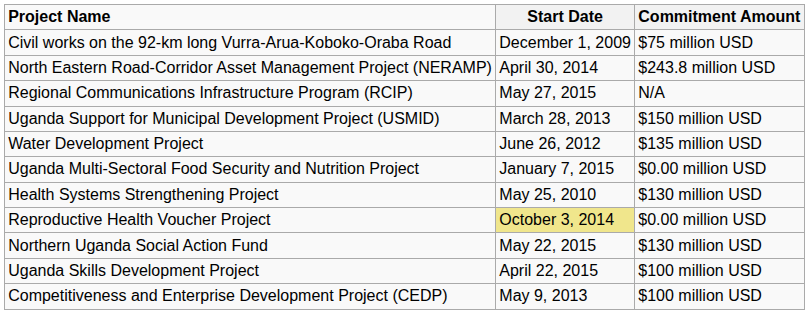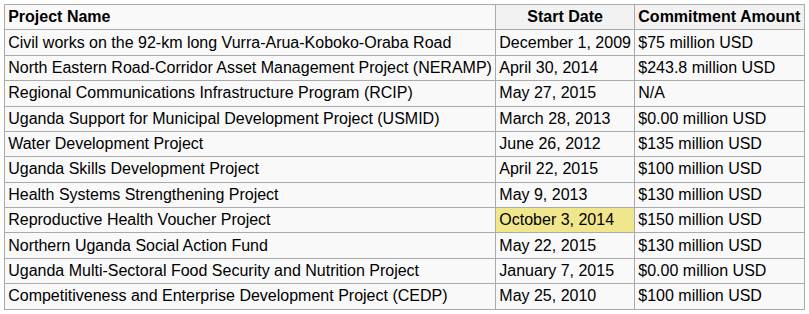(700, 118) $150 million USD -> (702, 118) $0.00 million USD
rows swapped: (134, 270) <-> (214, 169)
(548, 194) May 25, 2010 -> (543, 194) May 9, 2013
(702, 220) $0.00 million USD -> (700, 220) $150 million USD
(543, 296) May 9, 2013 -> (548, 296) May 25, 2010
